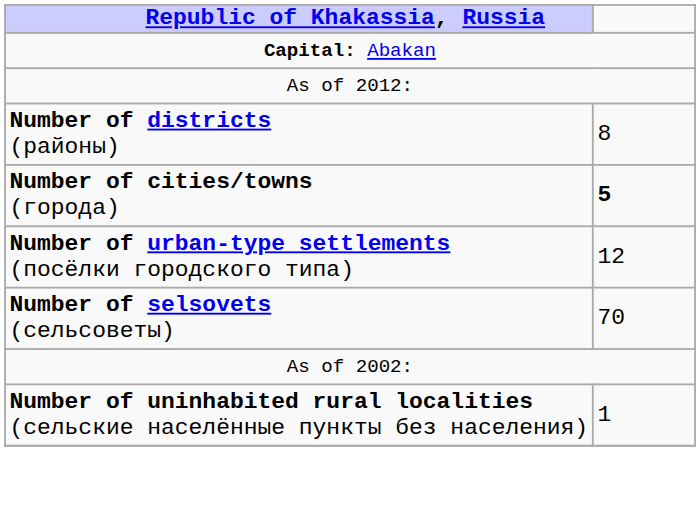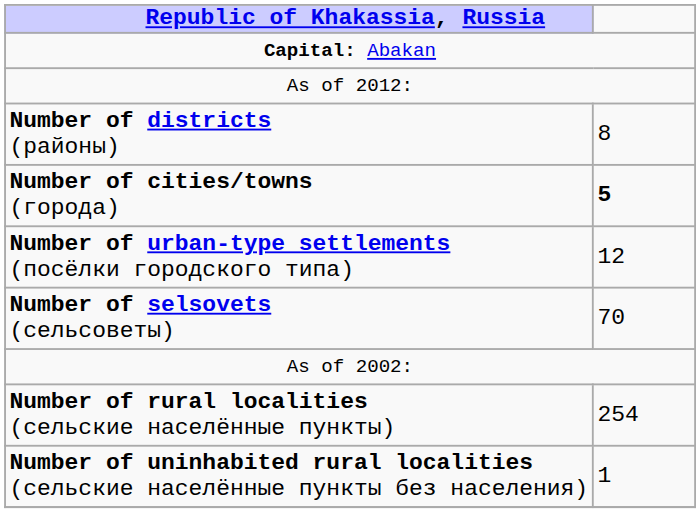+ row: (202, 415)
